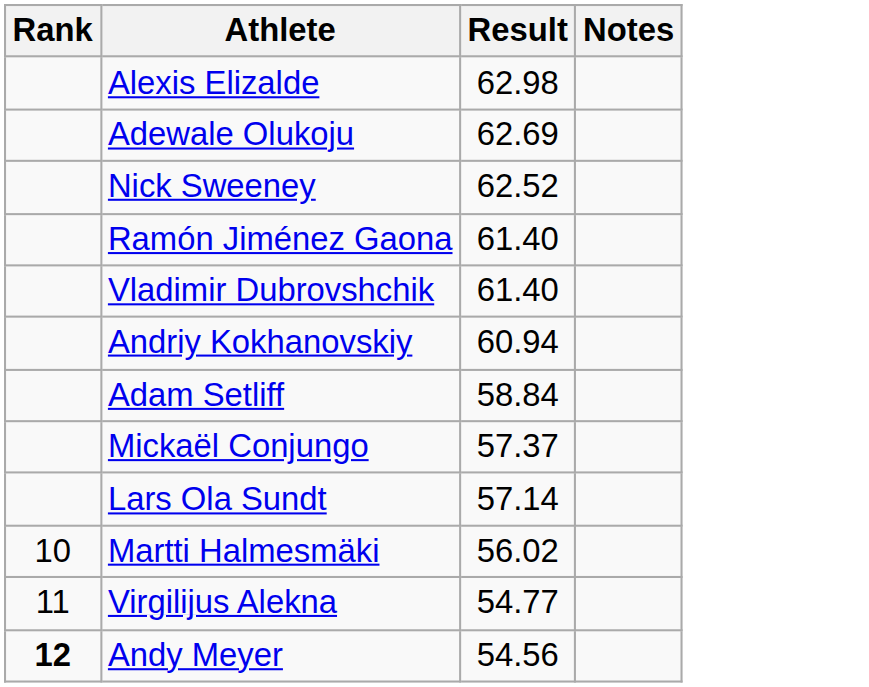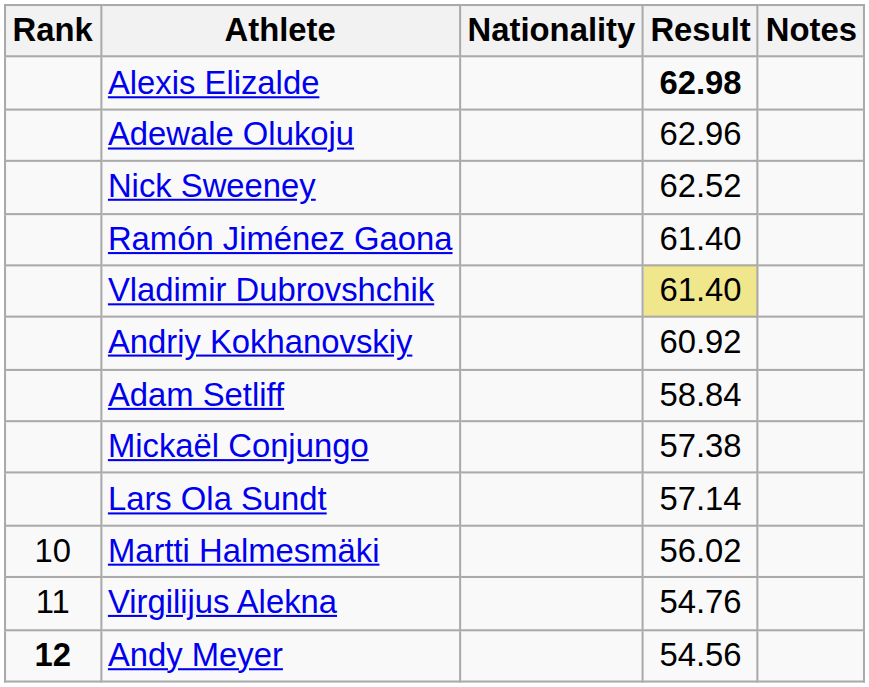+ column: (551, 30)
(518, 82) normal -> (701, 82) bold
(518, 134) 62.69 -> (701, 134) 62.96
(518, 290) no background -> (701, 290) khaki background
(518, 342) 60.94 -> (701, 342) 60.92
(518, 446) 57.37 -> (701, 446) 57.38
(518, 602) 54.77 -> (701, 602) 54.76
